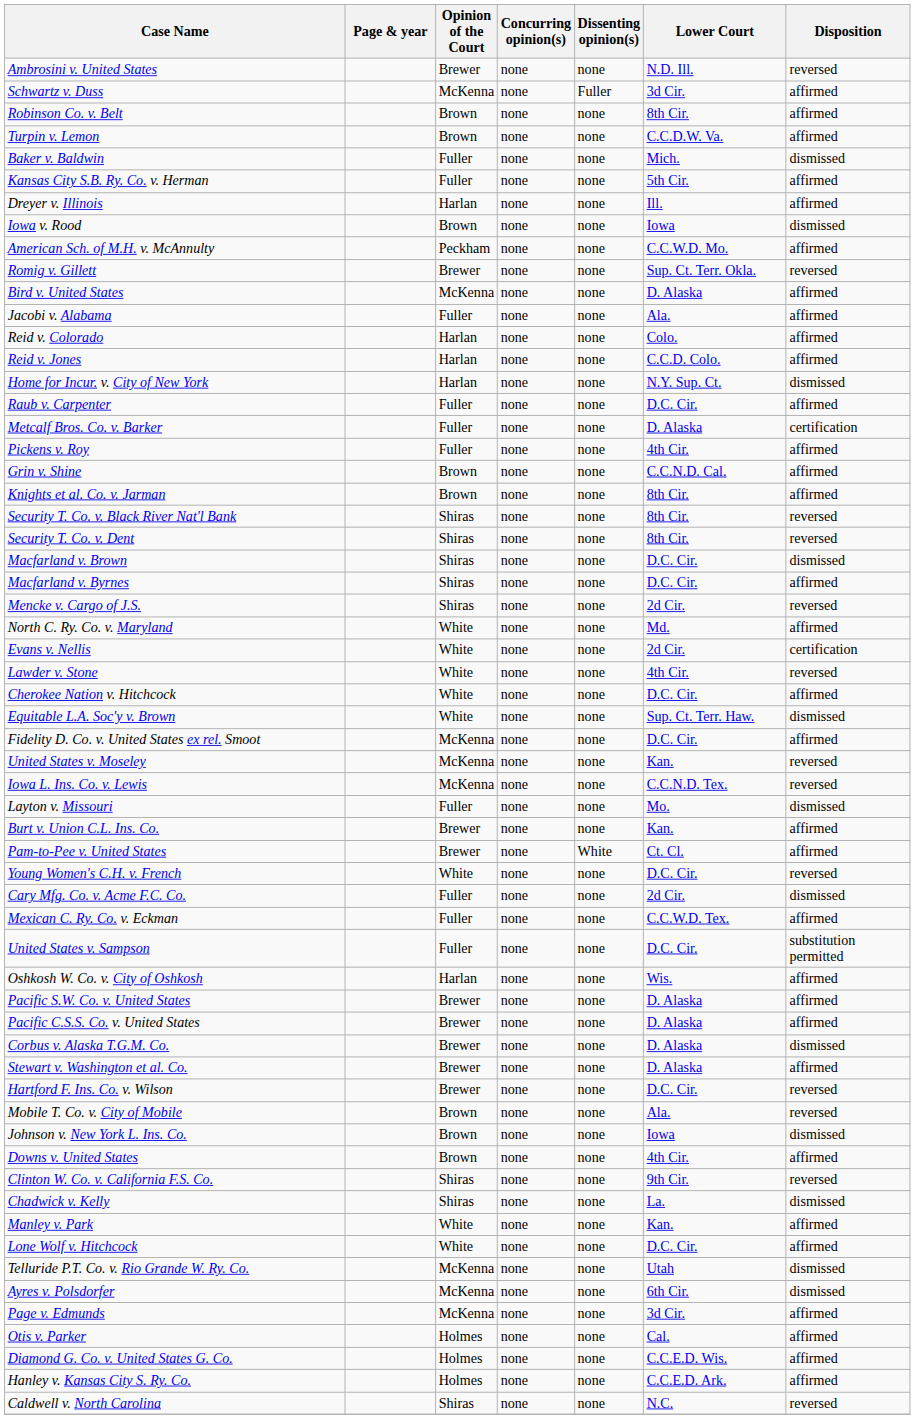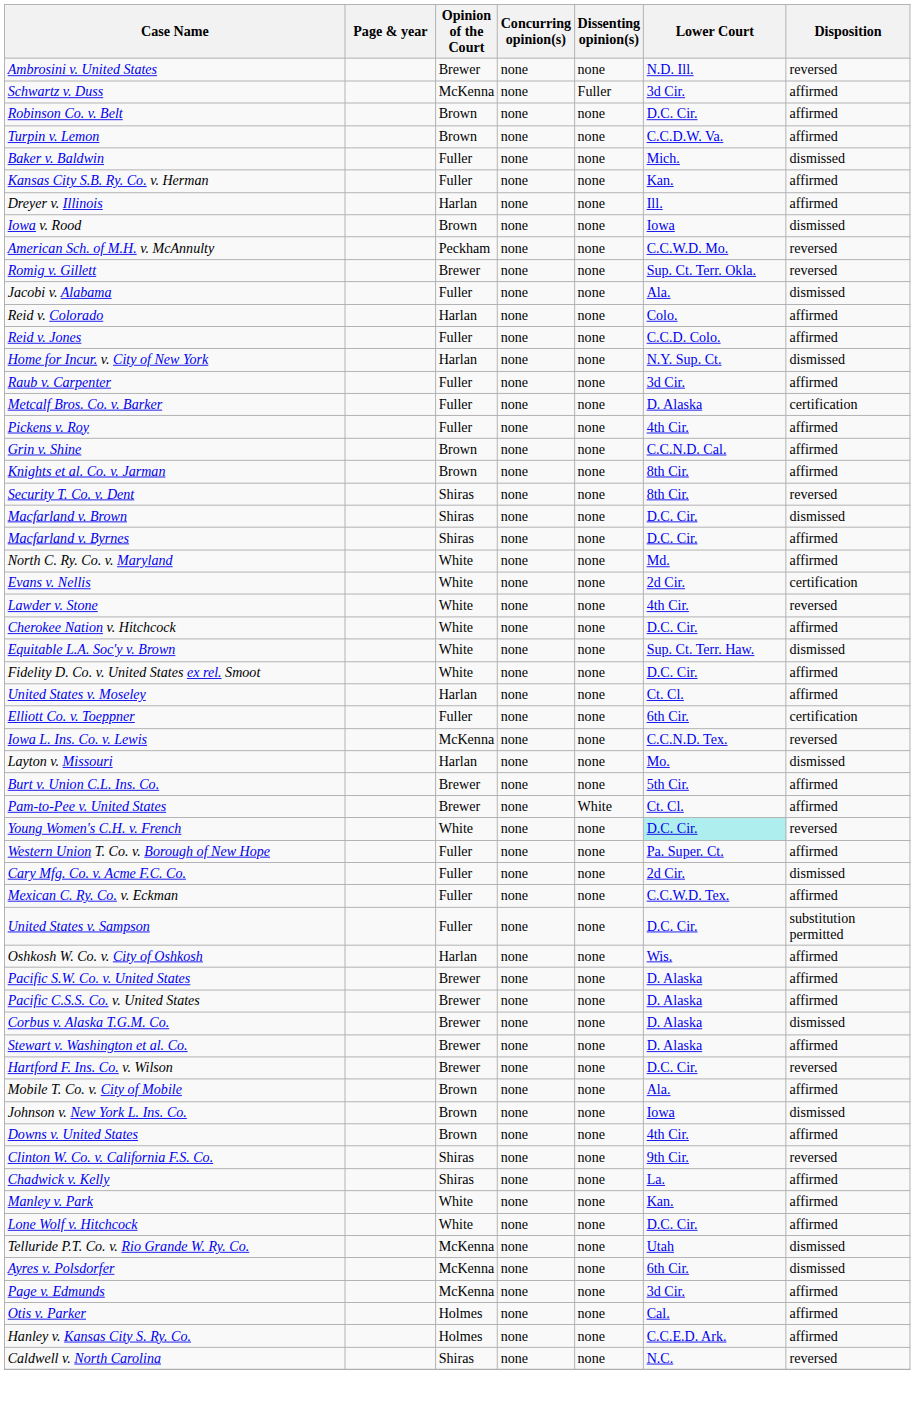(668, 114) 8th Cir. -> (672, 114) D.C. Cir.
(668, 181) 5th Cir. -> (660, 181) Kan.
(814, 248) affirmed -> (813, 248) reversed
- row: (66, 292)
(814, 315) affirmed -> (817, 292) dismissed
(458, 359) Harlan -> (455, 337) Fuller
(672, 404) D.C. Cir. -> (666, 382) 3d Cir.
- row: (122, 516)
- row: (74, 605)
(466, 739) McKenna -> (456, 672) White
(466, 761) McKenna -> (458, 694) Harlan
(660, 761) Kan. -> (665, 694) Ct. Cl.
(813, 761) reversed -> (814, 694) affirmed
+ row: (71, 717)
(455, 806) Fuller -> (458, 761) Harlan
(660, 828) Kan. -> (668, 784) 5th Cir.
(672, 873) no background -> (672, 828) paleturquoise background
+ row: (139, 851)
(813, 1112) reversed -> (814, 1090) affirmed
(817, 1202) dismissed -> (814, 1179) affirmed
- row: (120, 1358)
